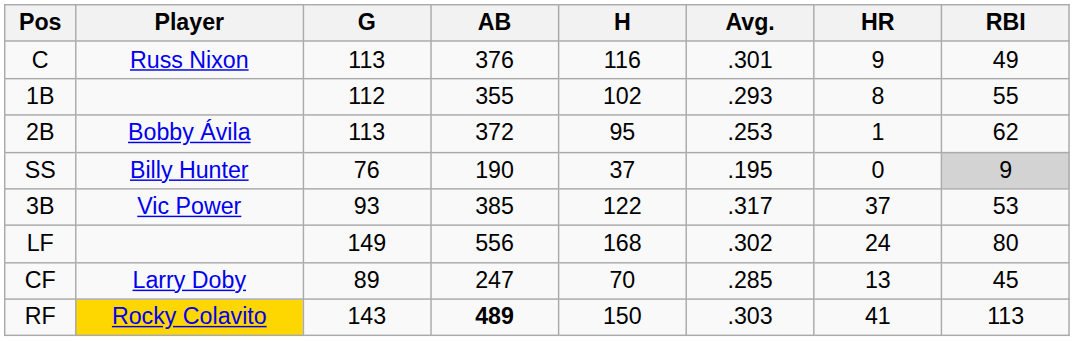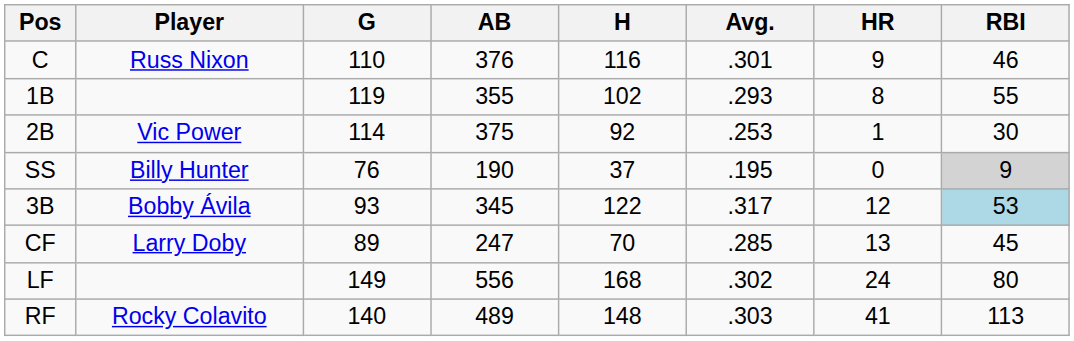(367, 59) 113 -> (367, 59) 110
(1006, 59) 49 -> (1006, 59) 46
(367, 96) 112 -> (367, 96) 119
(189, 133) Bobby Ávila -> (189, 133) Vic Power
(367, 133) 113 -> (367, 133) 114
(495, 133) 372 -> (495, 133) 375
(622, 133) 95 -> (622, 133) 92
(1006, 133) 62 -> (1006, 133) 30
(189, 206) Vic Power -> (189, 206) Bobby Ávila
(495, 206) 385 -> (495, 206) 345
(878, 206) 37 -> (878, 206) 12
(1006, 206) no background -> (1006, 206) lightblue background
rows swapped: (40, 243) <-> (40, 280)
(189, 317) gold background -> (189, 317) no background
(367, 317) 143 -> (367, 317) 140
(495, 317) bold -> (495, 317) normal
(622, 317) 150 -> (622, 317) 148
